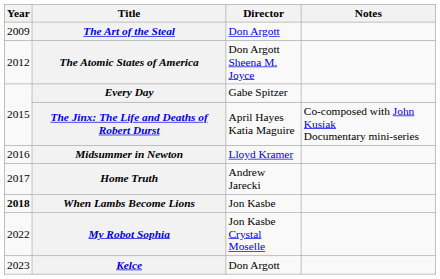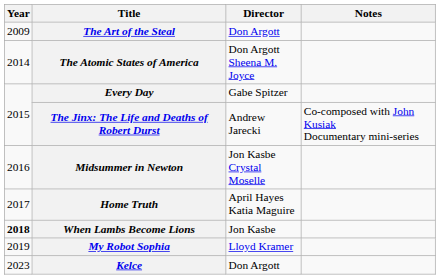(18, 62) 2012 -> (18, 62) 2014
(261, 123) April Hayes Katia Maguire -> (247, 123) Andrew Jarecki
(261, 154) Lloyd Kramer -> (252, 167) Jon Kasbe Crystal Moselle
(247, 179) Andrew Jarecki -> (261, 204) April Hayes Katia Maguire
(18, 234) 2022 -> (18, 247) 2019
(252, 234) Jon Kasbe Crystal Moselle -> (261, 247) Lloyd Kramer
